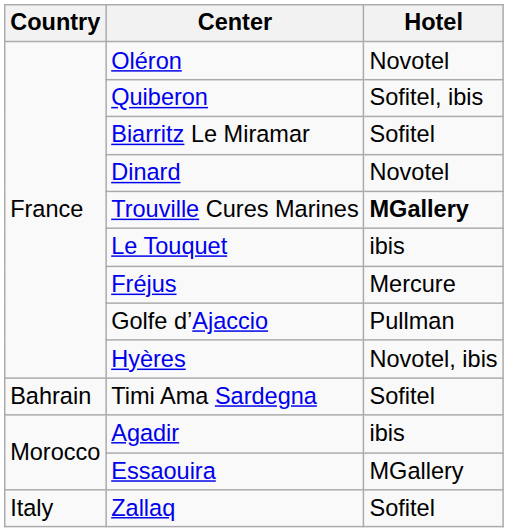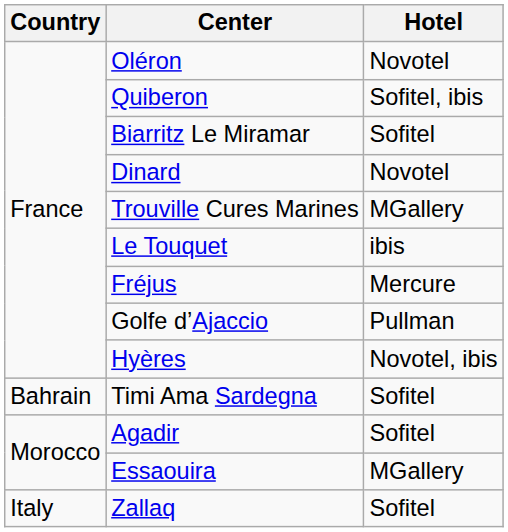(419, 209) bold -> (417, 209) normal
(387, 433) ibis -> (402, 433) Sofitel
